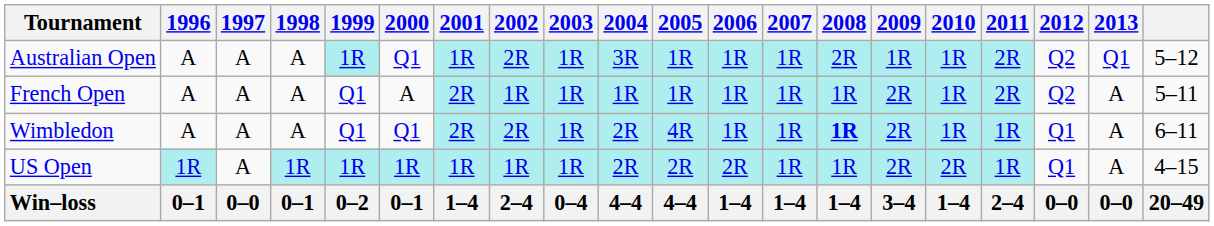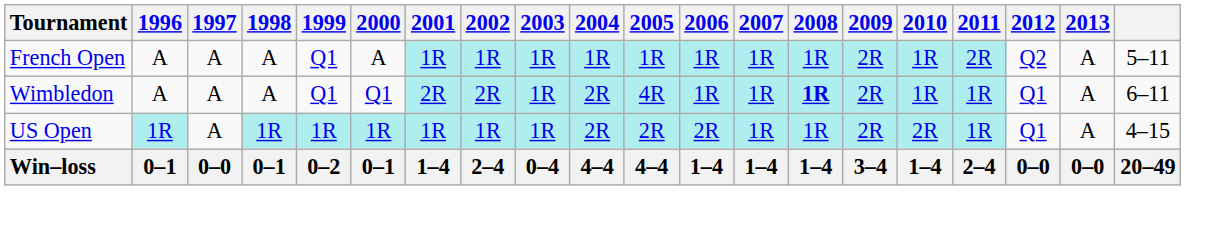- row: (83, 58)
(462, 94) 2R -> (433, 58) 1R
